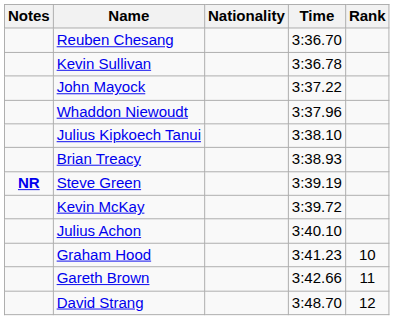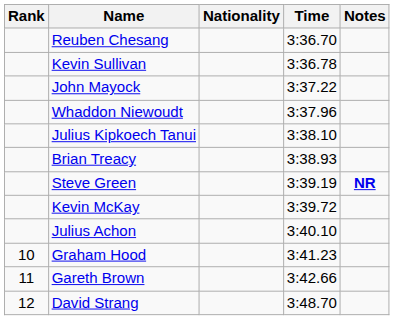columns swapped: (367, 16) <-> (29, 16)
